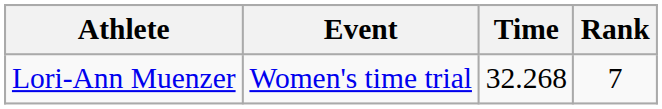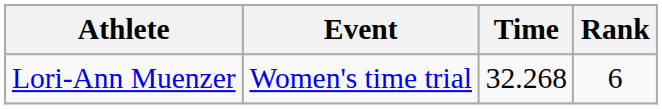(615, 77) 7 -> (615, 77) 6
